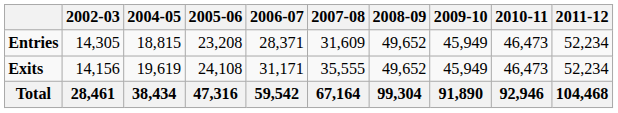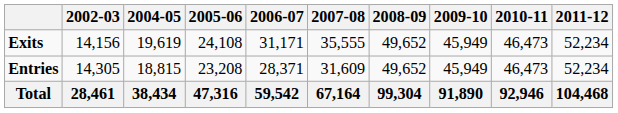rows swapped: (33, 42) <-> (26, 68)
